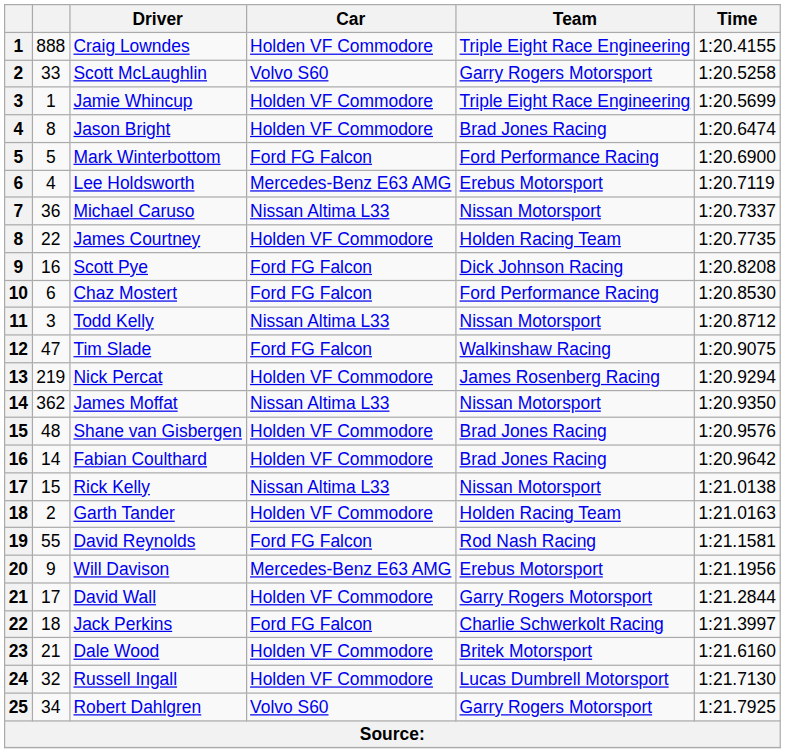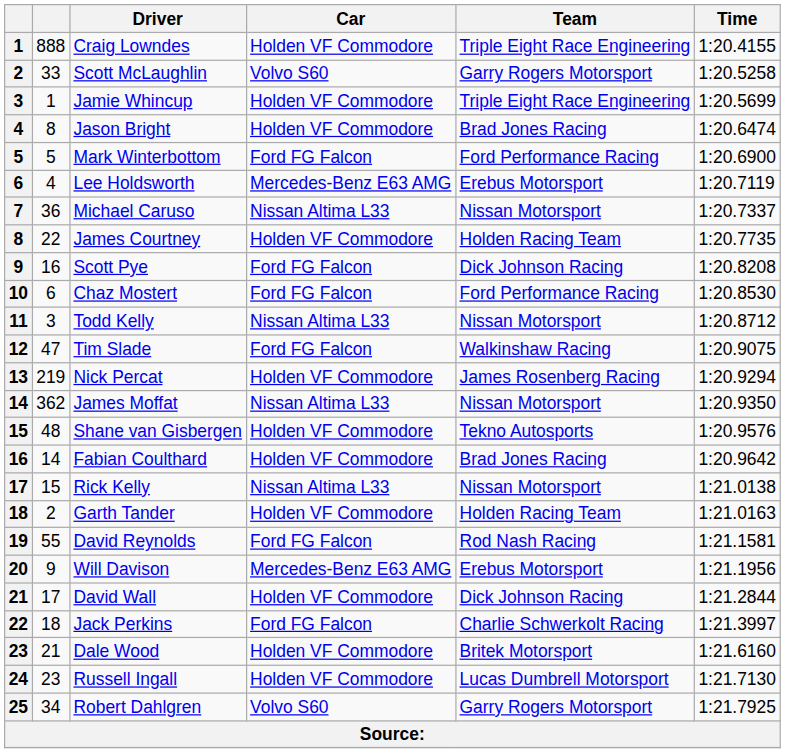(533, 432) Brad Jones Racing -> (526, 432) Tekno Autosports
(556, 597) Garry Rogers Motorsport -> (541, 597) Dick Johnson Racing
(51, 679) 32 -> (51, 679) 23
